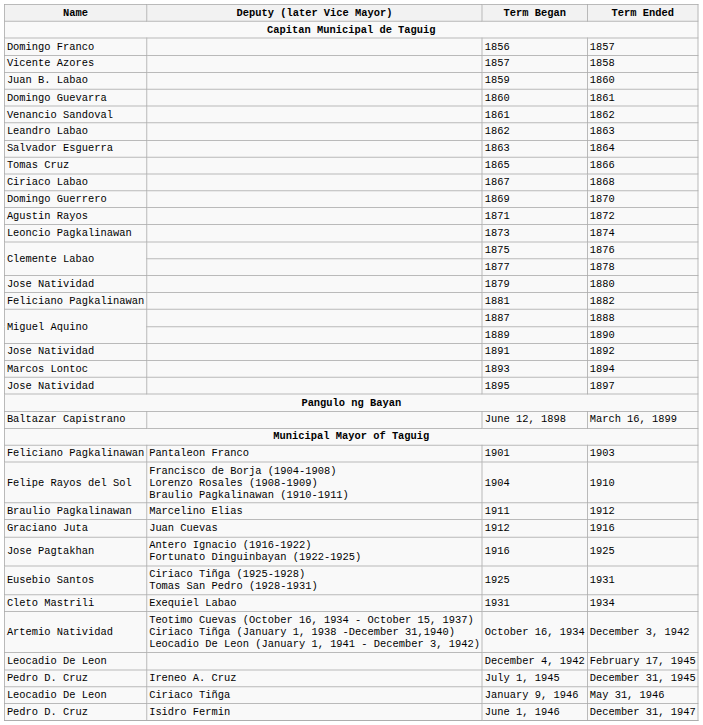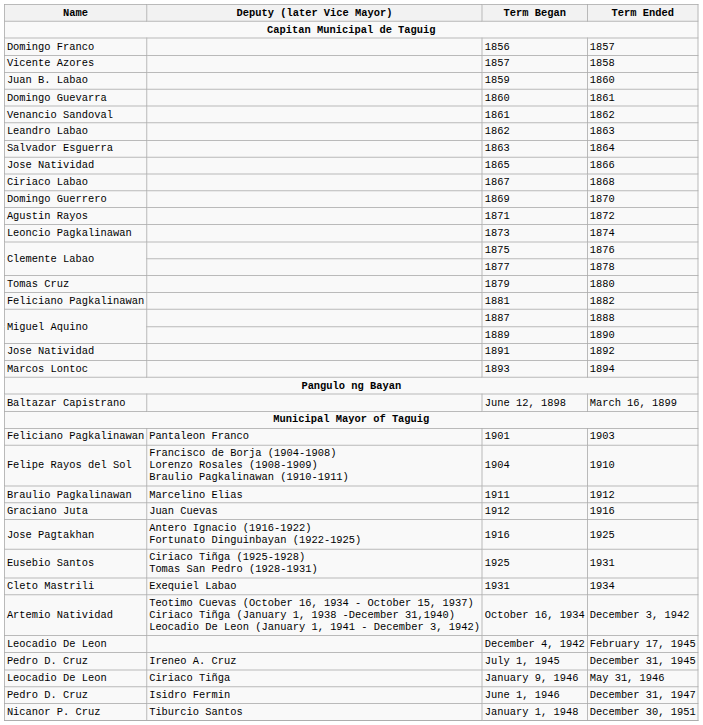(38, 165) Tomas Cruz -> (51, 165) Jose Natividad
(51, 284) Jose Natividad -> (38, 284) Tomas Cruz
- row: (497, 386)
+ row: (532, 712)
